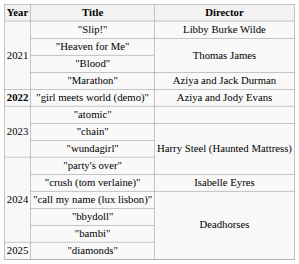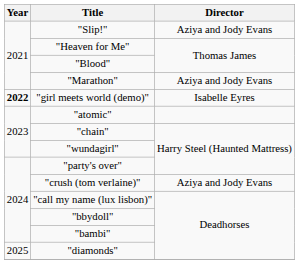(224, 30) Libby Burke Wilde -> (224, 30) Aziya and Jody Evans
(224, 81) Aziya and Jack Durman -> (224, 81) Aziya and Jody Evans
(224, 98) Aziya and Jody Evans -> (224, 98) Isabelle Eyres
(224, 183) Isabelle Eyres -> (224, 183) Aziya and Jody Evans
